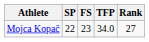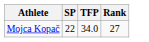- column: (86, 12)
